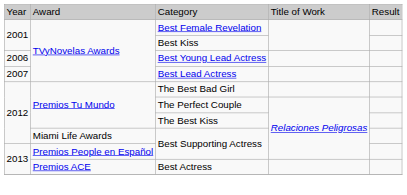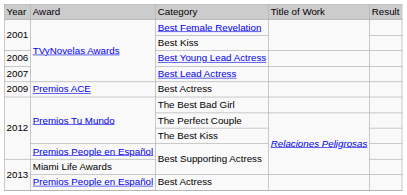+ row: (17, 89)
(72, 136) Miami Life Awards -> (93, 151) Premios People en Español
(93, 151) Premios People en Español -> (72, 167) Miami Life Awards
(62, 167) Premios ACE -> (93, 182) Premios People en Español
